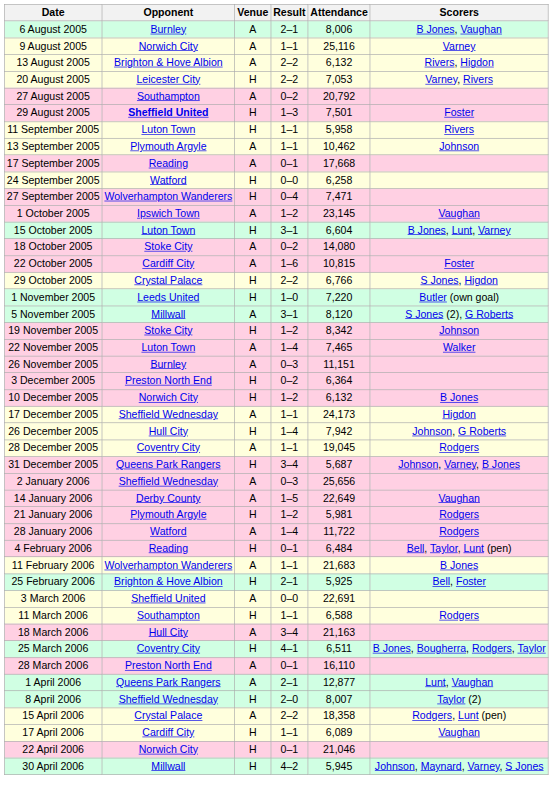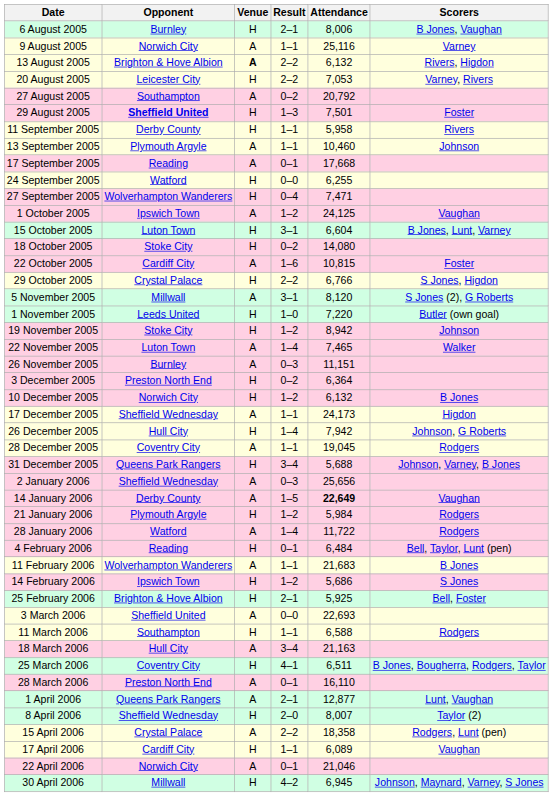(253, 29) A -> (253, 29) H
(253, 63) normal -> (253, 63) bold
(168, 130) Luton Town -> (168, 130) Derby County
(339, 146) 10,462 -> (339, 146) 10,460
(339, 180) 6,258 -> (339, 180) 6,255
(339, 213) 23,145 -> (339, 213) 24,125
(253, 247) A -> (253, 247) H
rows swapped: (53, 297) <-> (53, 314)
(339, 331) 8,342 -> (339, 331) 8,942
(339, 465) 5,687 -> (339, 465) 5,688
(339, 498) normal -> (339, 498) bold
(339, 515) 5,981 -> (339, 515) 5,984
+ row: (53, 582)
(339, 599) 22,691 -> (339, 615) 22,693
(253, 749) H -> (253, 766) A
(339, 766) 5,945 -> (339, 783) 6,945
